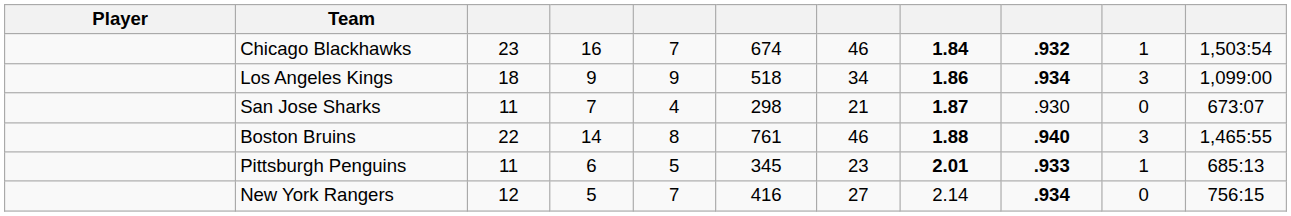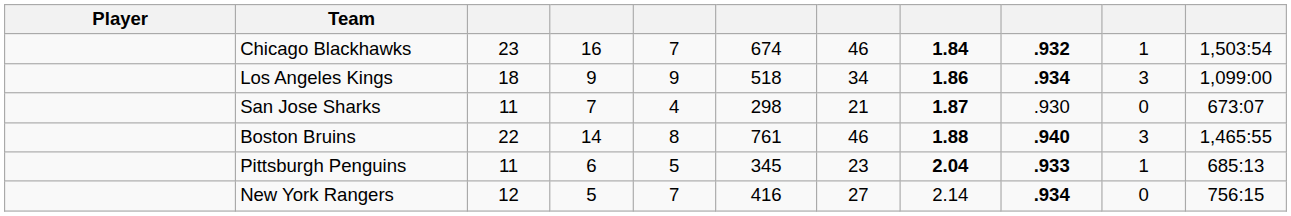(950, 166) 2.01 -> (950, 166) 2.04
